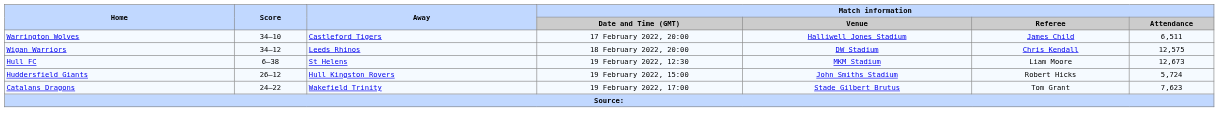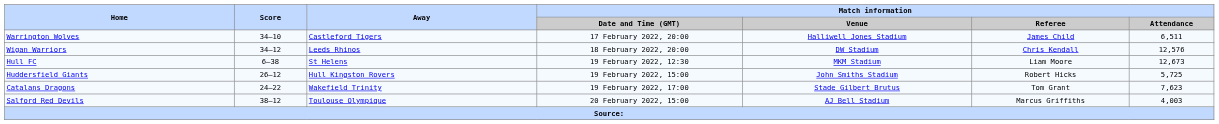(1172, 49) 12,575 -> (1172, 49) 12,576
(1172, 75) 5,724 -> (1172, 75) 5,725
+ row: (45, 100)
